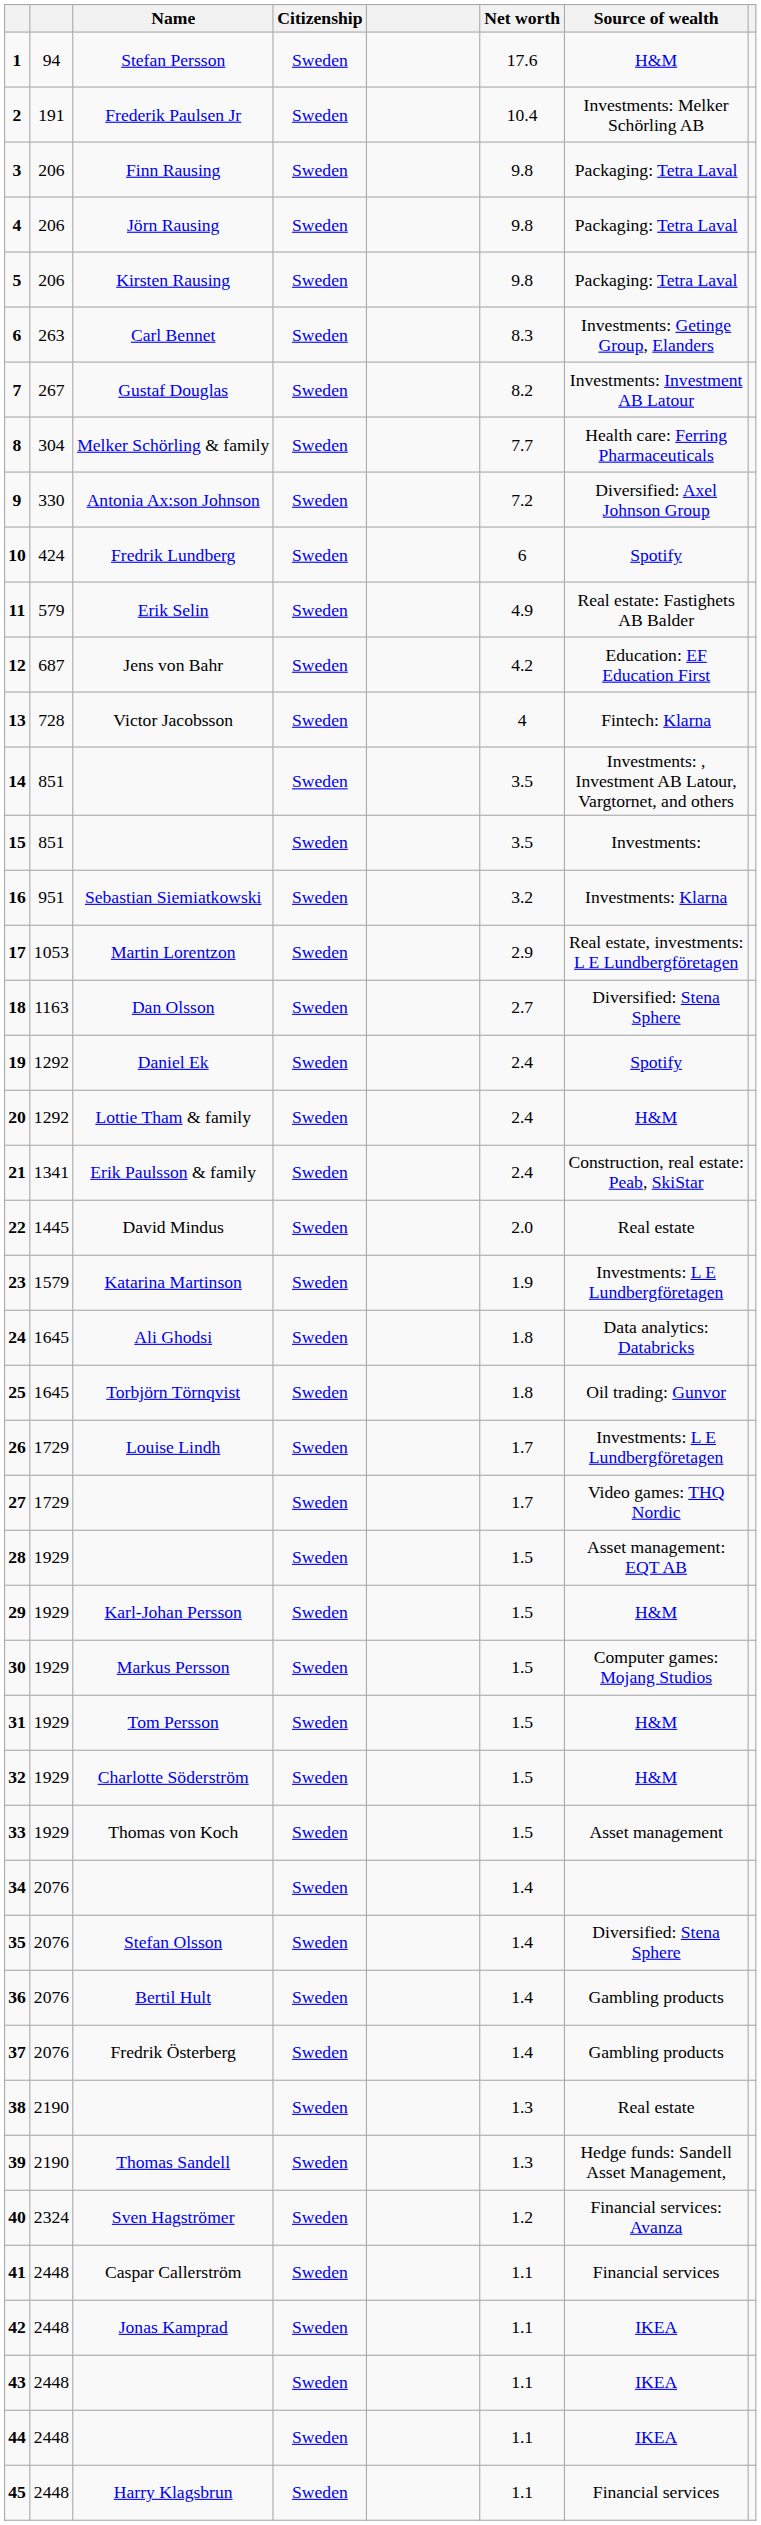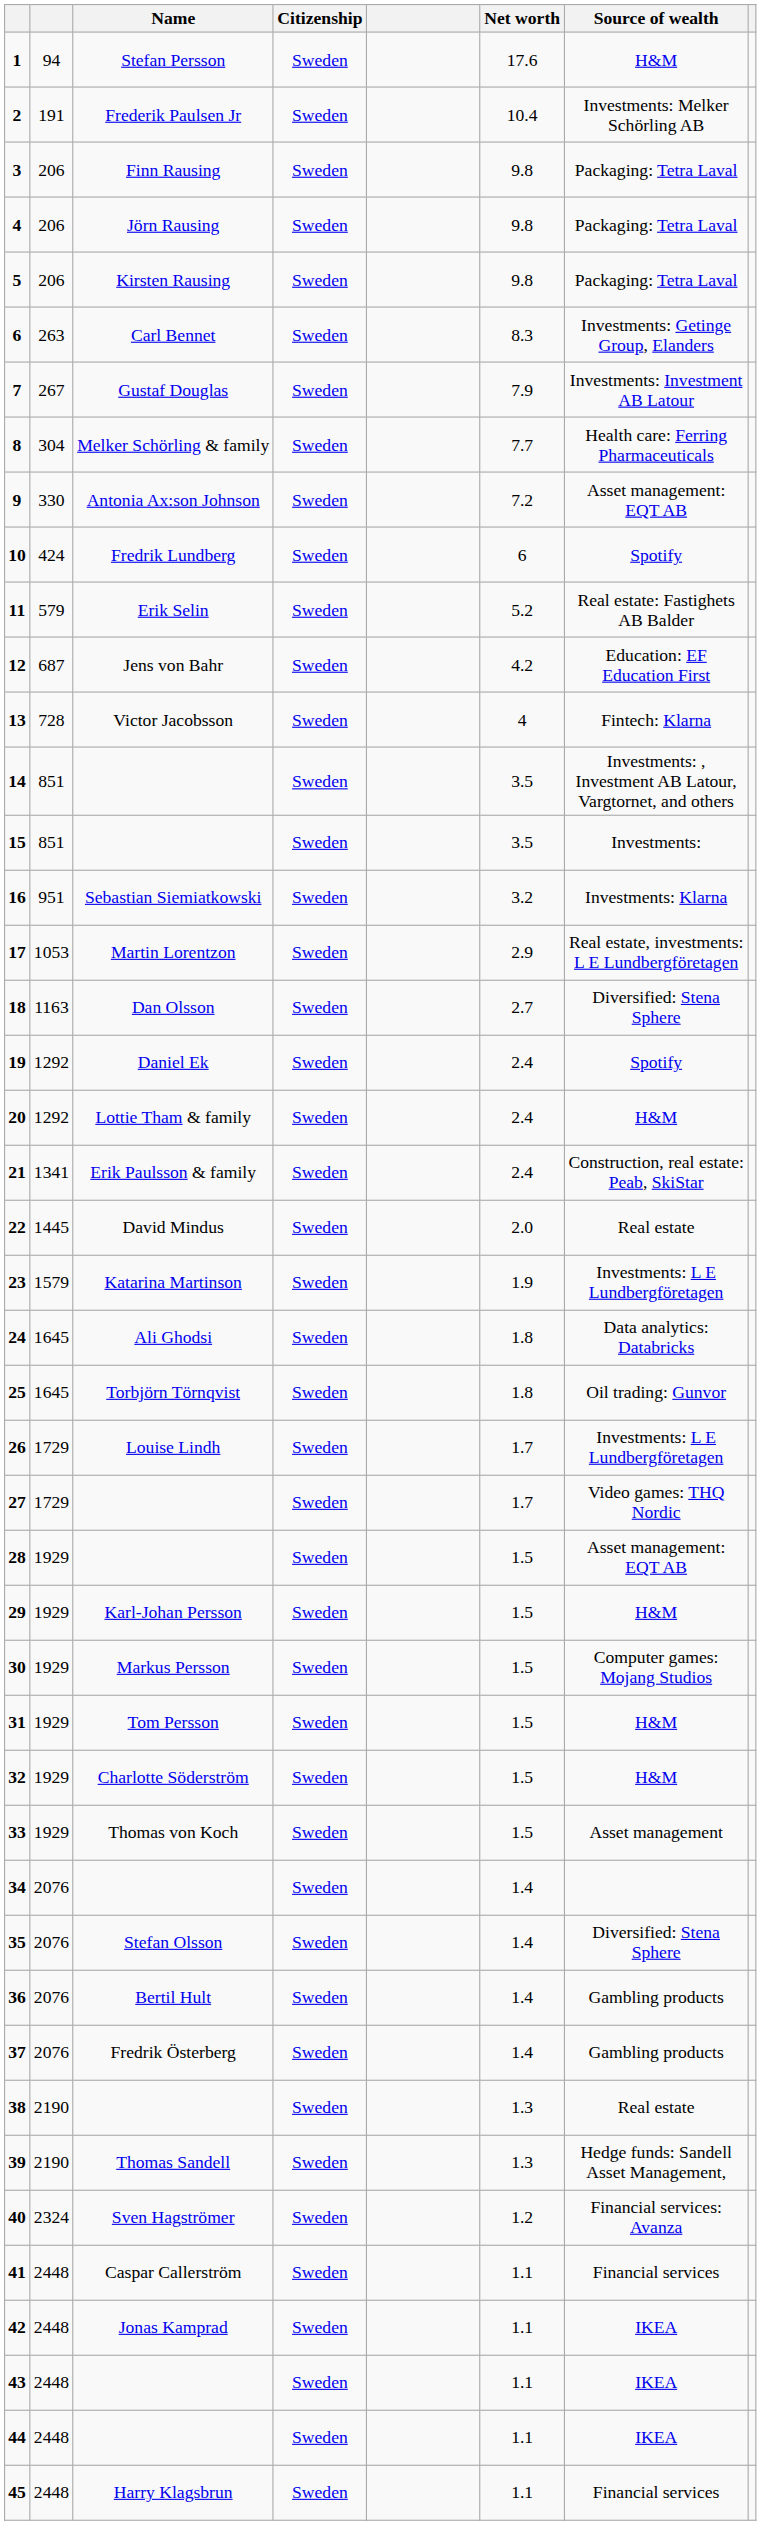(522, 389) 8.2 -> (522, 389) 7.9
(656, 499) Diversified: Axel Johnson Group -> (656, 499) Asset management: EQT AB
(522, 609) 4.9 -> (522, 609) 5.2
